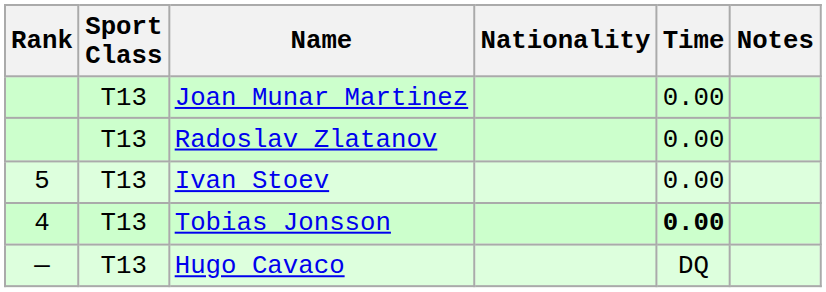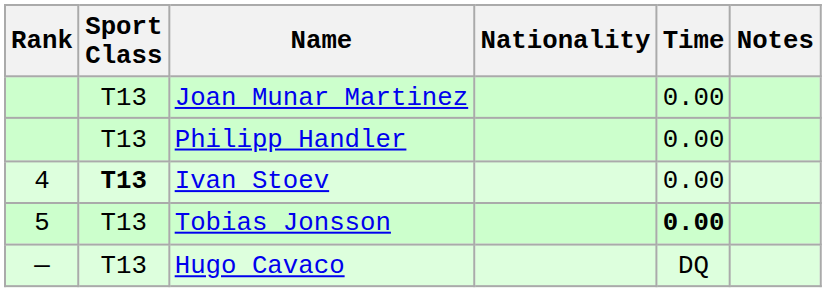- row: (306, 140)
+ row: (291, 140)
(42, 182) 5 -> (42, 182) 4
(124, 182) normal -> (124, 182) bold
(42, 223) 4 -> (42, 223) 5
